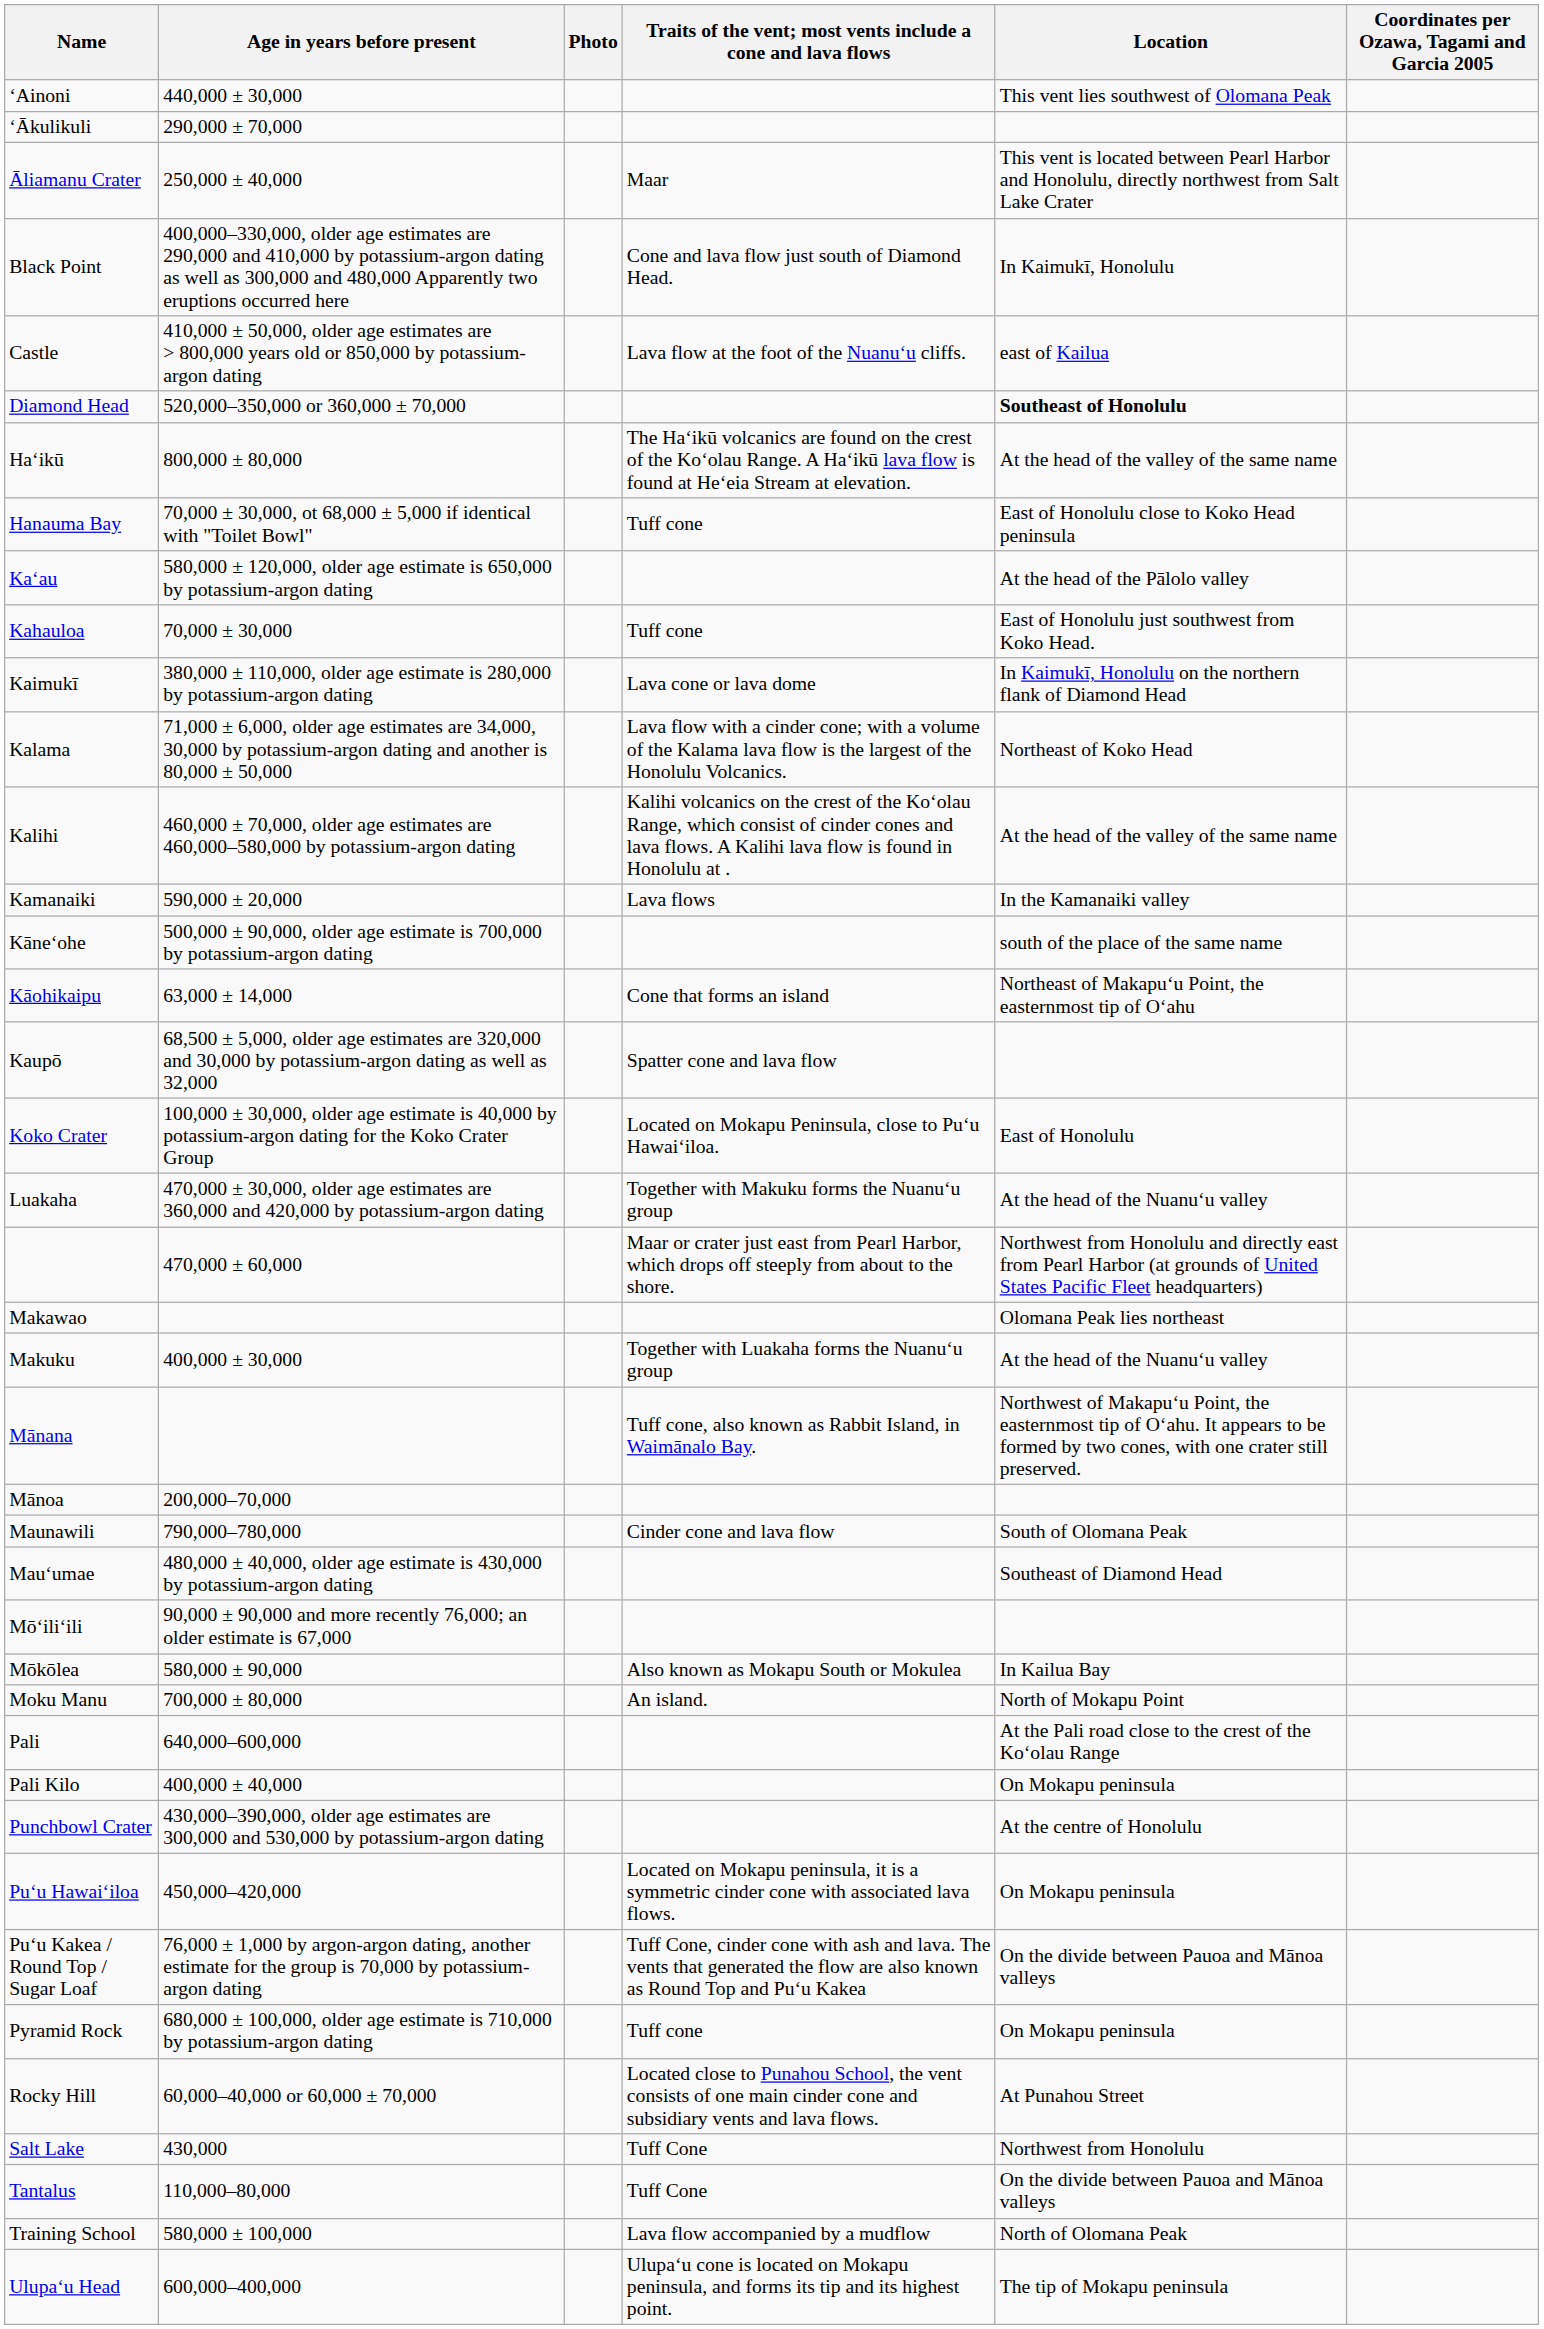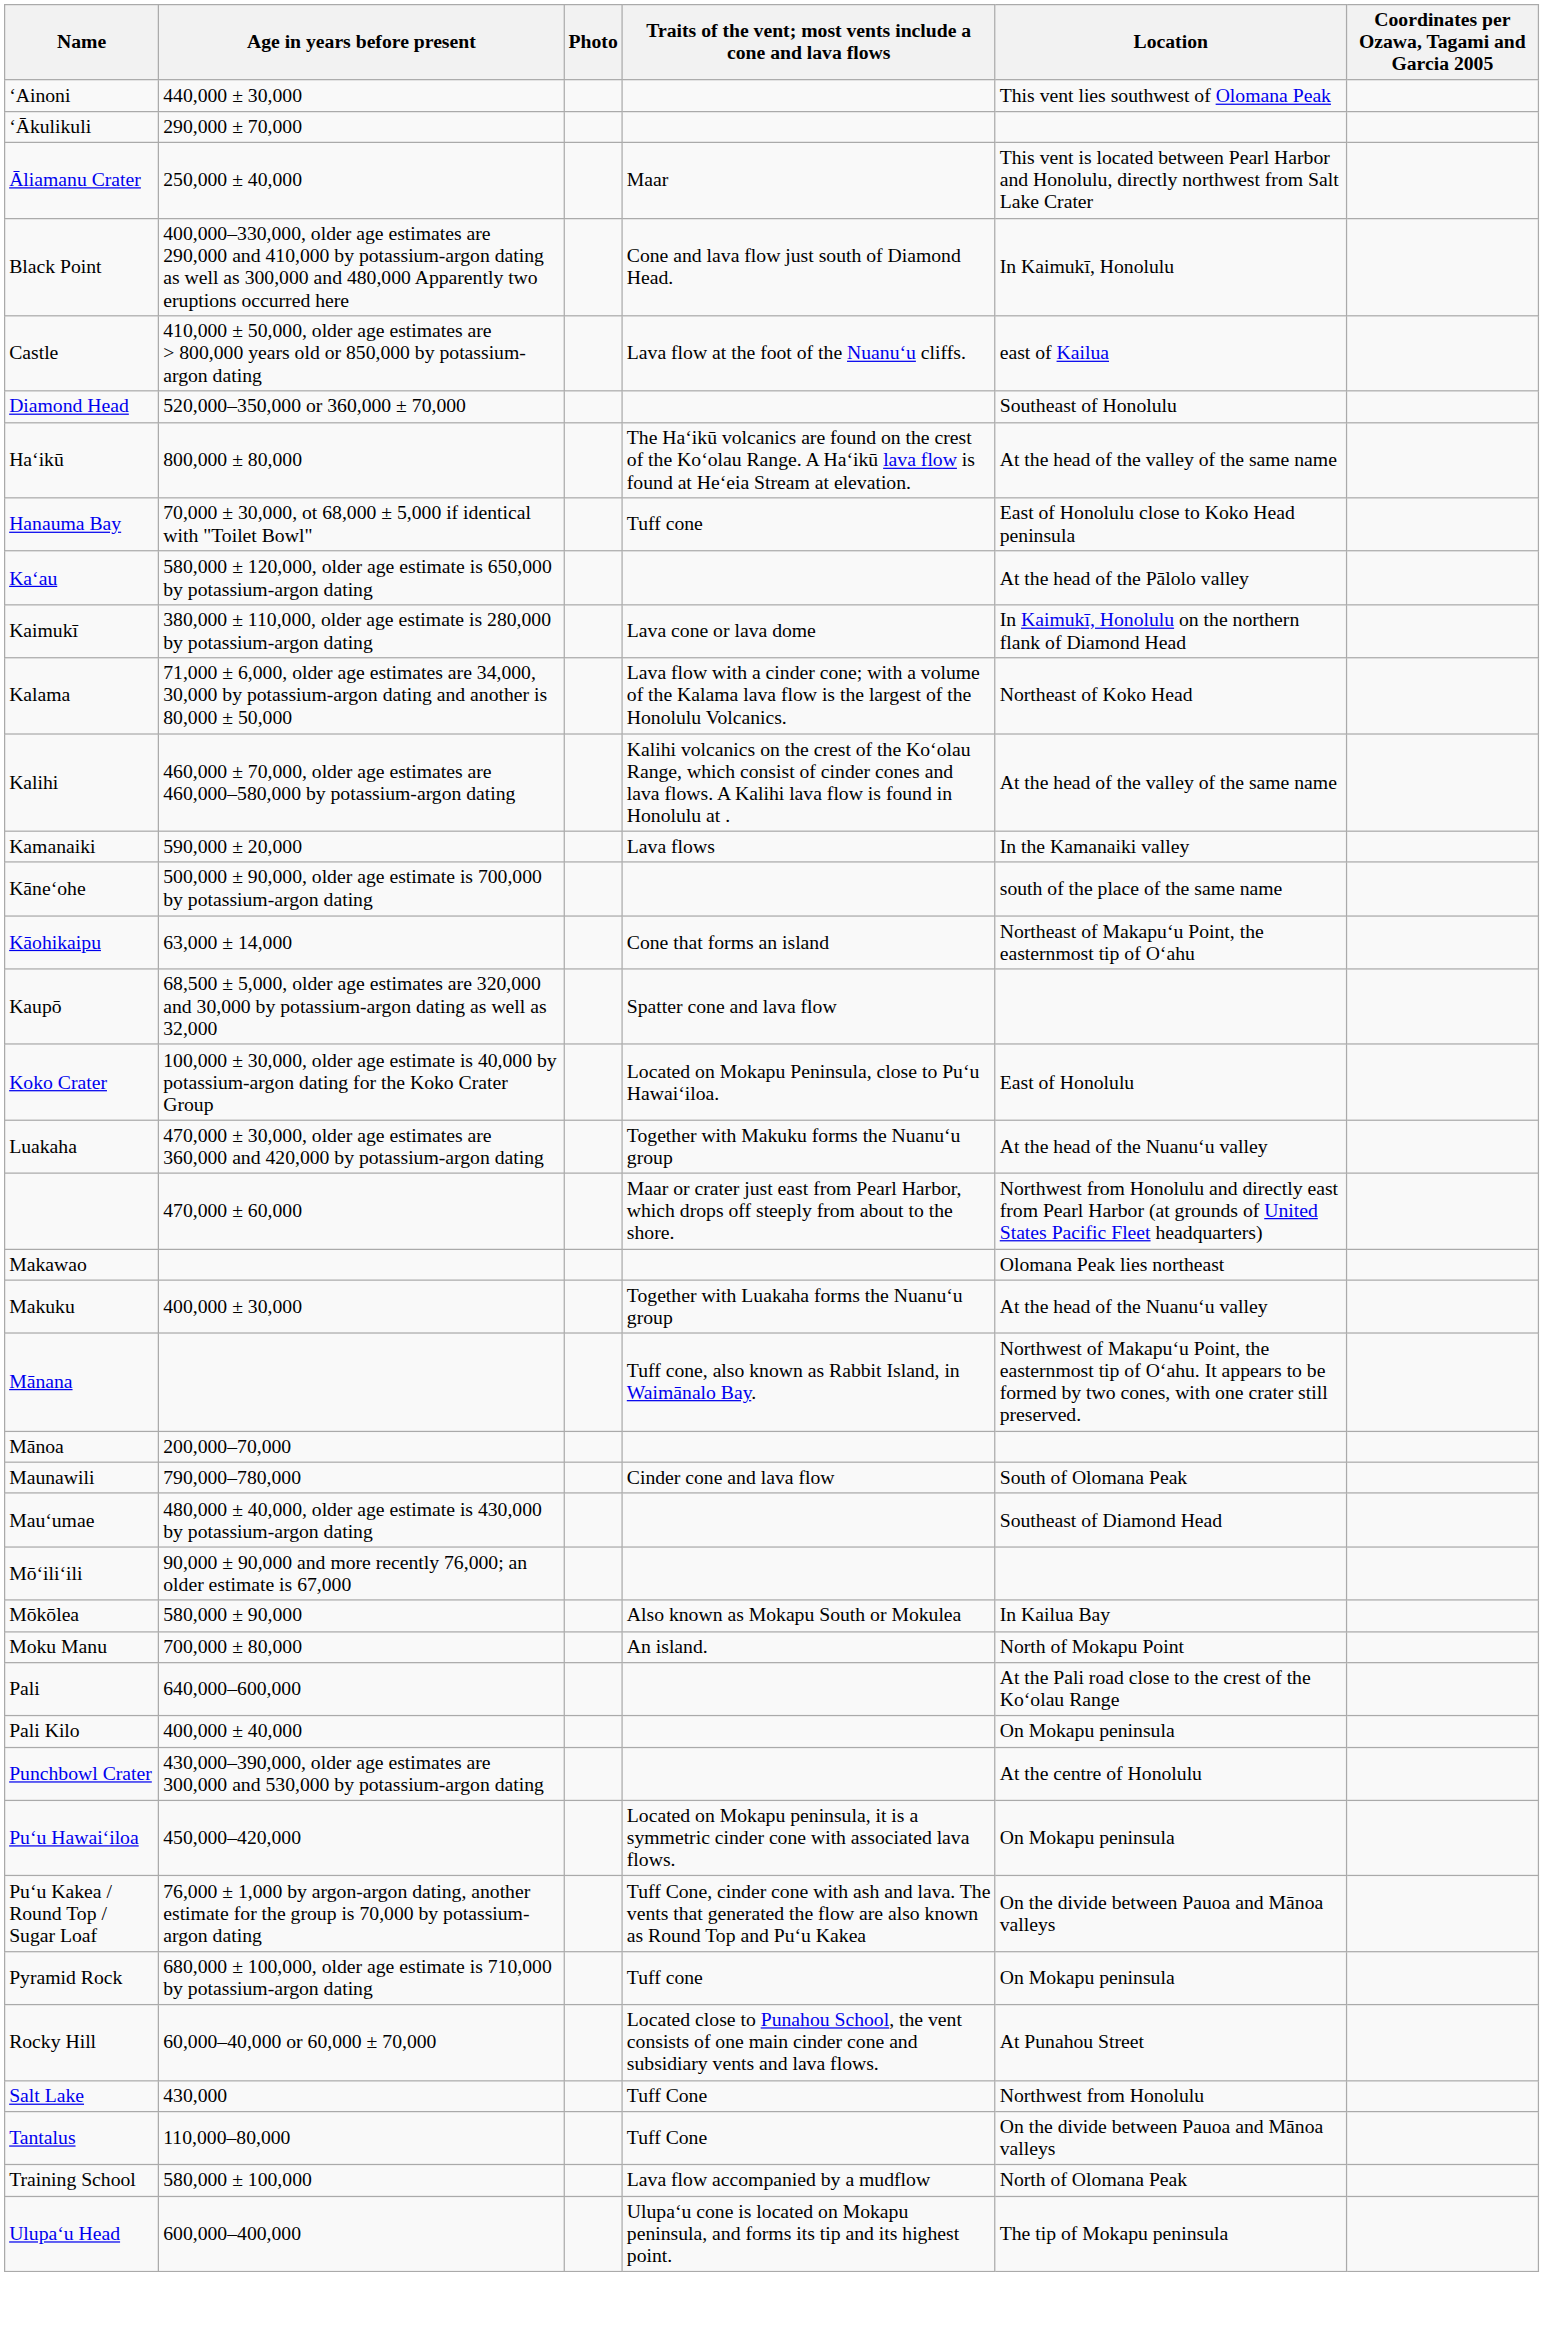(1093, 406) bold -> (1088, 406) normal
- row: (47, 631)
